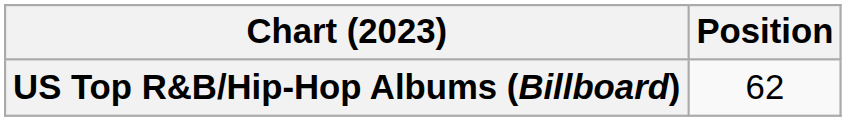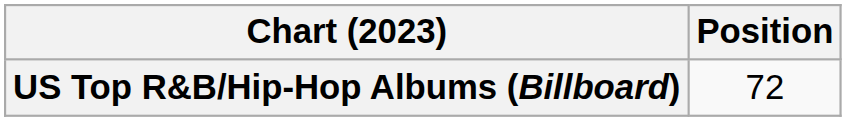(765, 87) 62 -> (765, 87) 72
